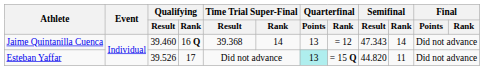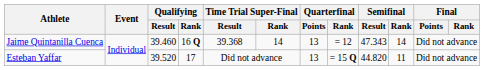(163, 58) 39.526 -> (163, 58) 39.520
(314, 58) paleturquoise background -> (314, 58) no background
